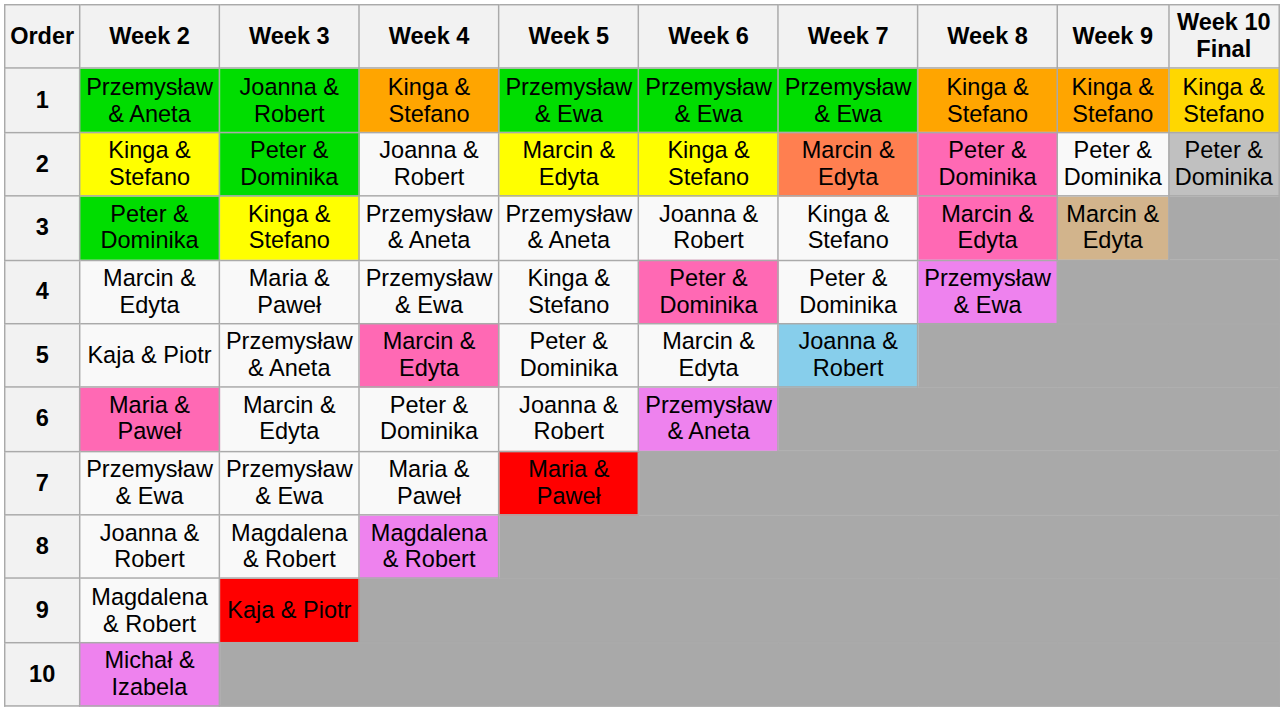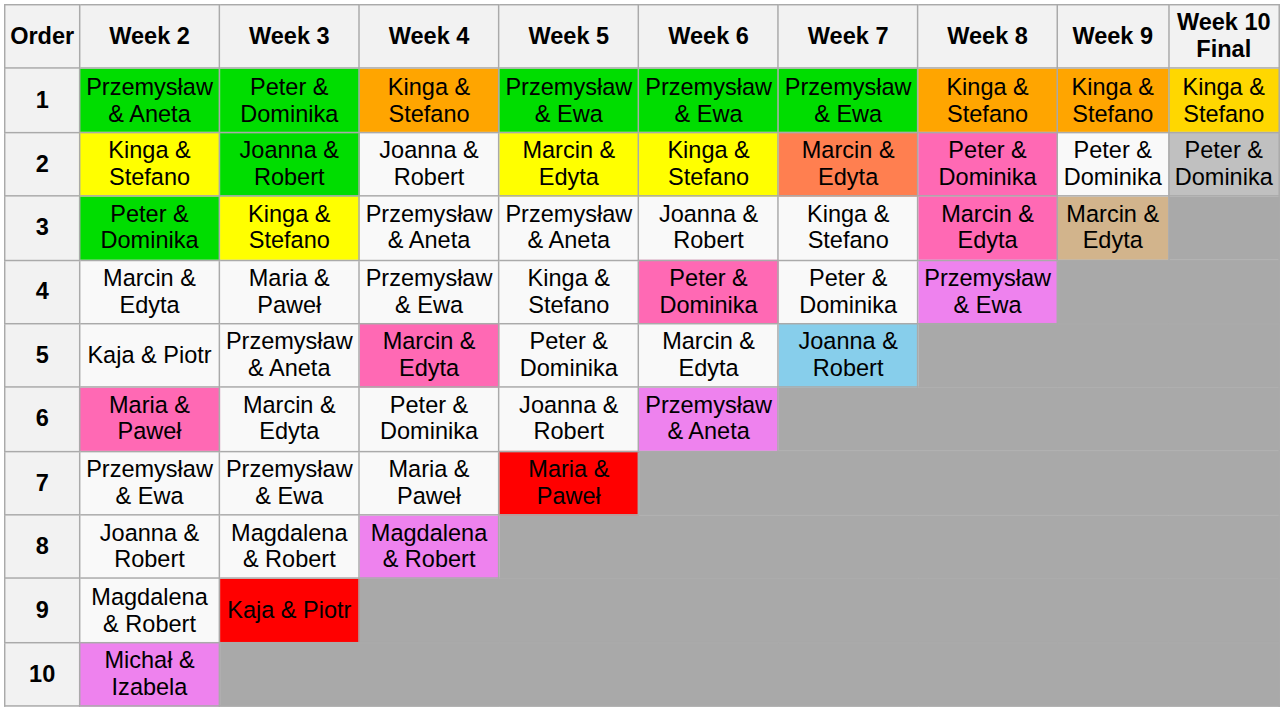(289, 100) Joanna & Robert -> (289, 100) Peter & Dominika
(289, 163) Peter & Dominika -> (289, 163) Joanna & Robert
